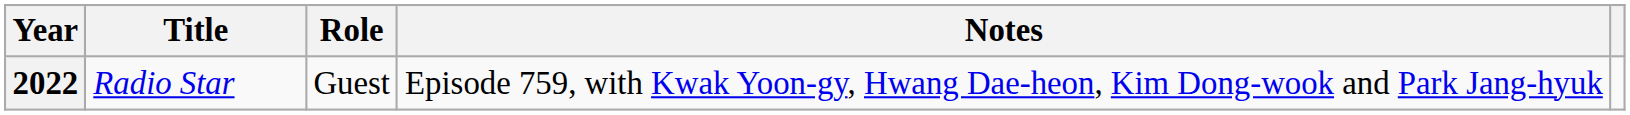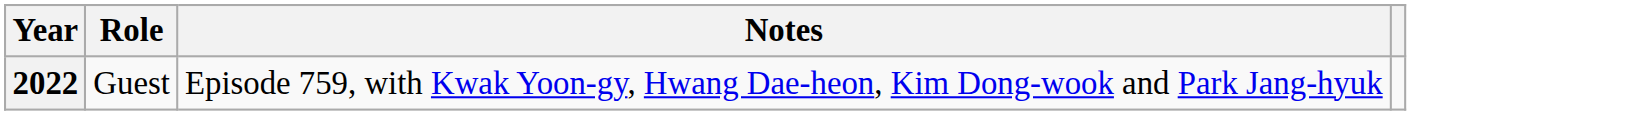- column: (196, 30)
